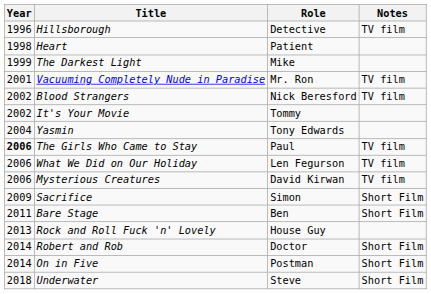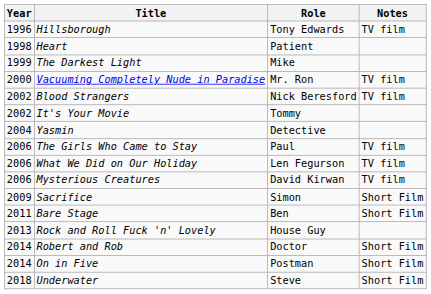(298, 30) Detective -> (307, 30) Tony Edwards
(19, 80) 2001 -> (19, 80) 2000
(307, 130) Tony Edwards -> (298, 130) Detective
(19, 147) bold -> (19, 147) normal
